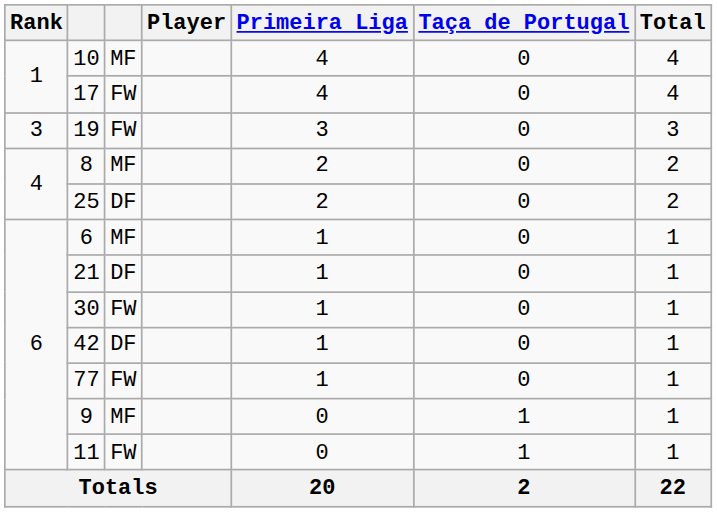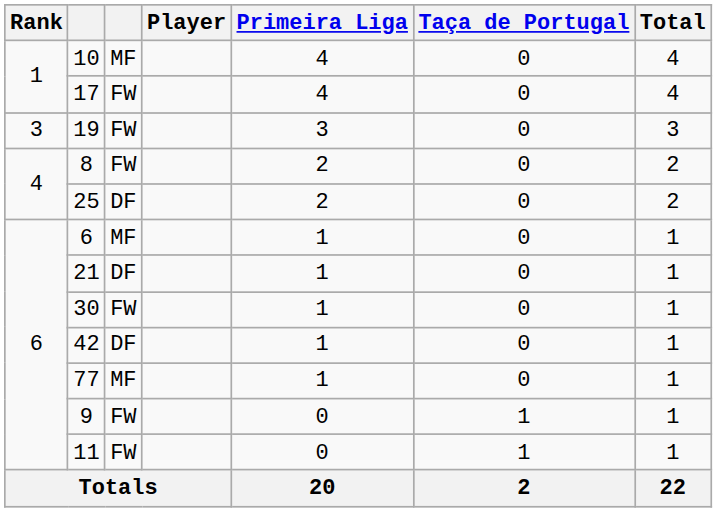(123, 166) MF -> (123, 166) FW
(123, 381) FW -> (123, 381) MF
(123, 417) MF -> (123, 417) FW
